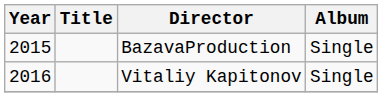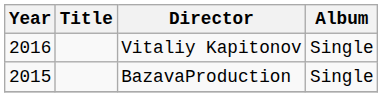rows swapped: (206, 48) <-> (211, 77)
